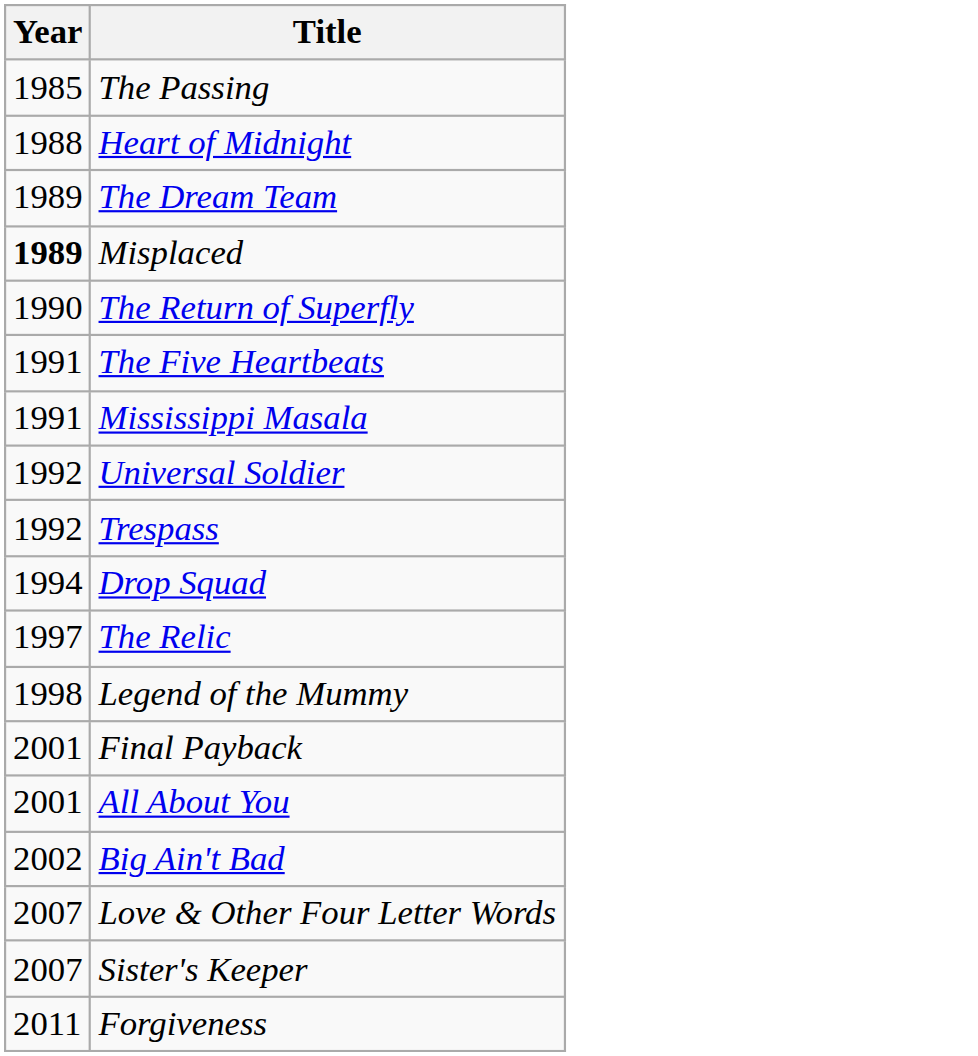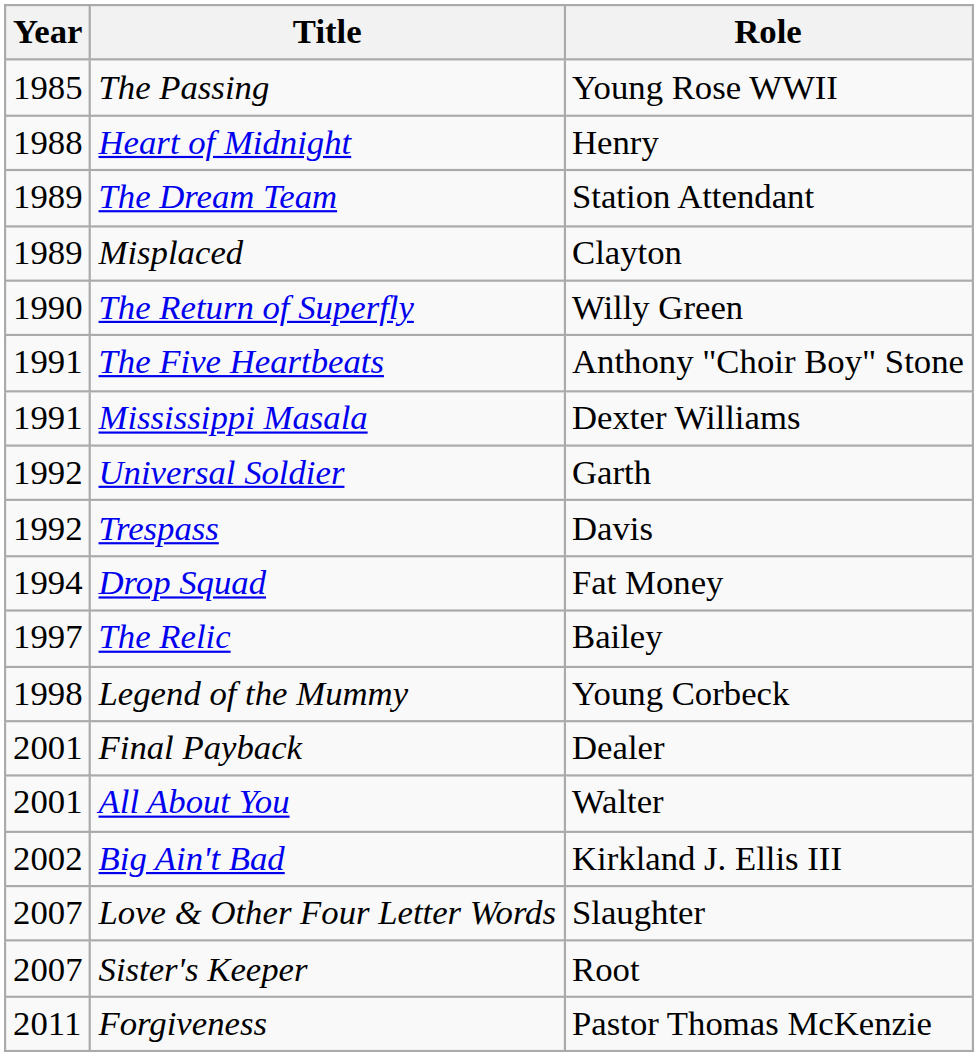+ column: (768, 32)
(48, 252) bold -> (48, 252) normal
